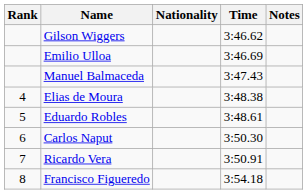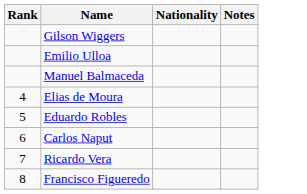- column: (243, 14)
